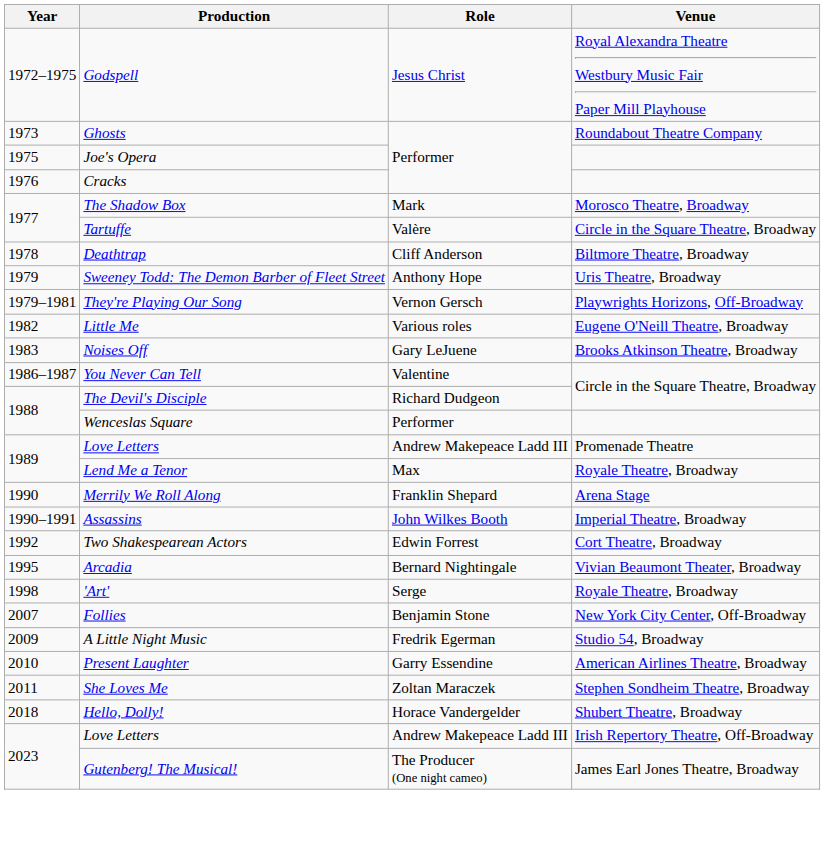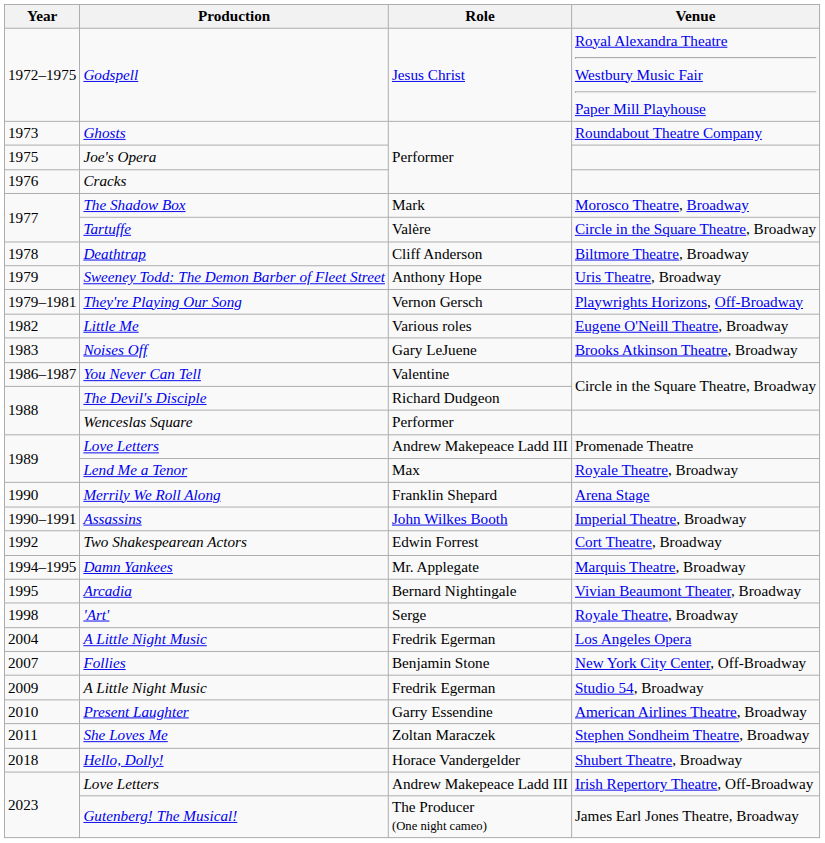+ row: (42, 567)
+ row: (23, 639)
